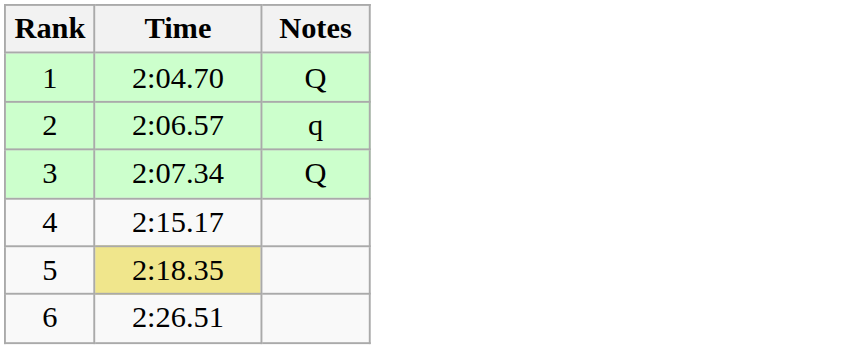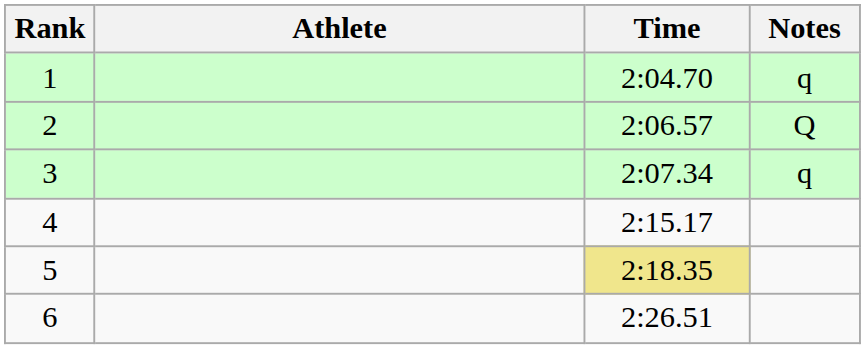+ column: (339, 28)
(315, 76) Q -> (804, 76) q
(315, 125) q -> (804, 125) Q
(315, 173) Q -> (804, 173) q
